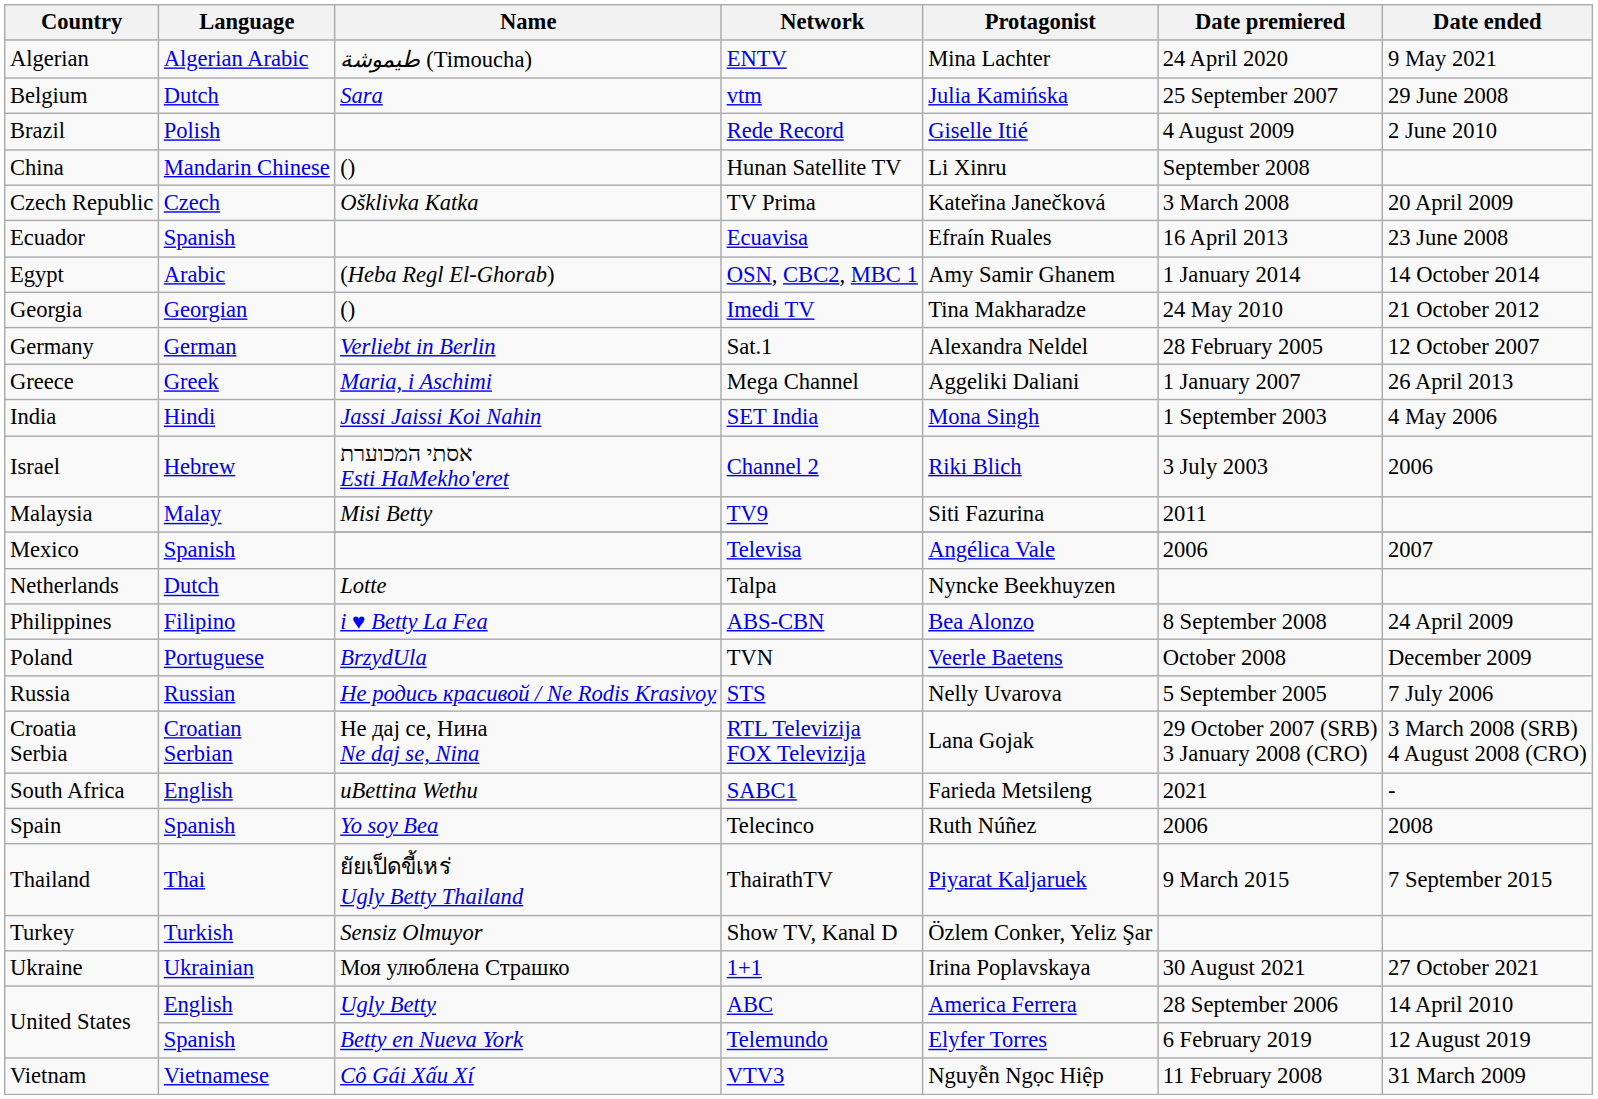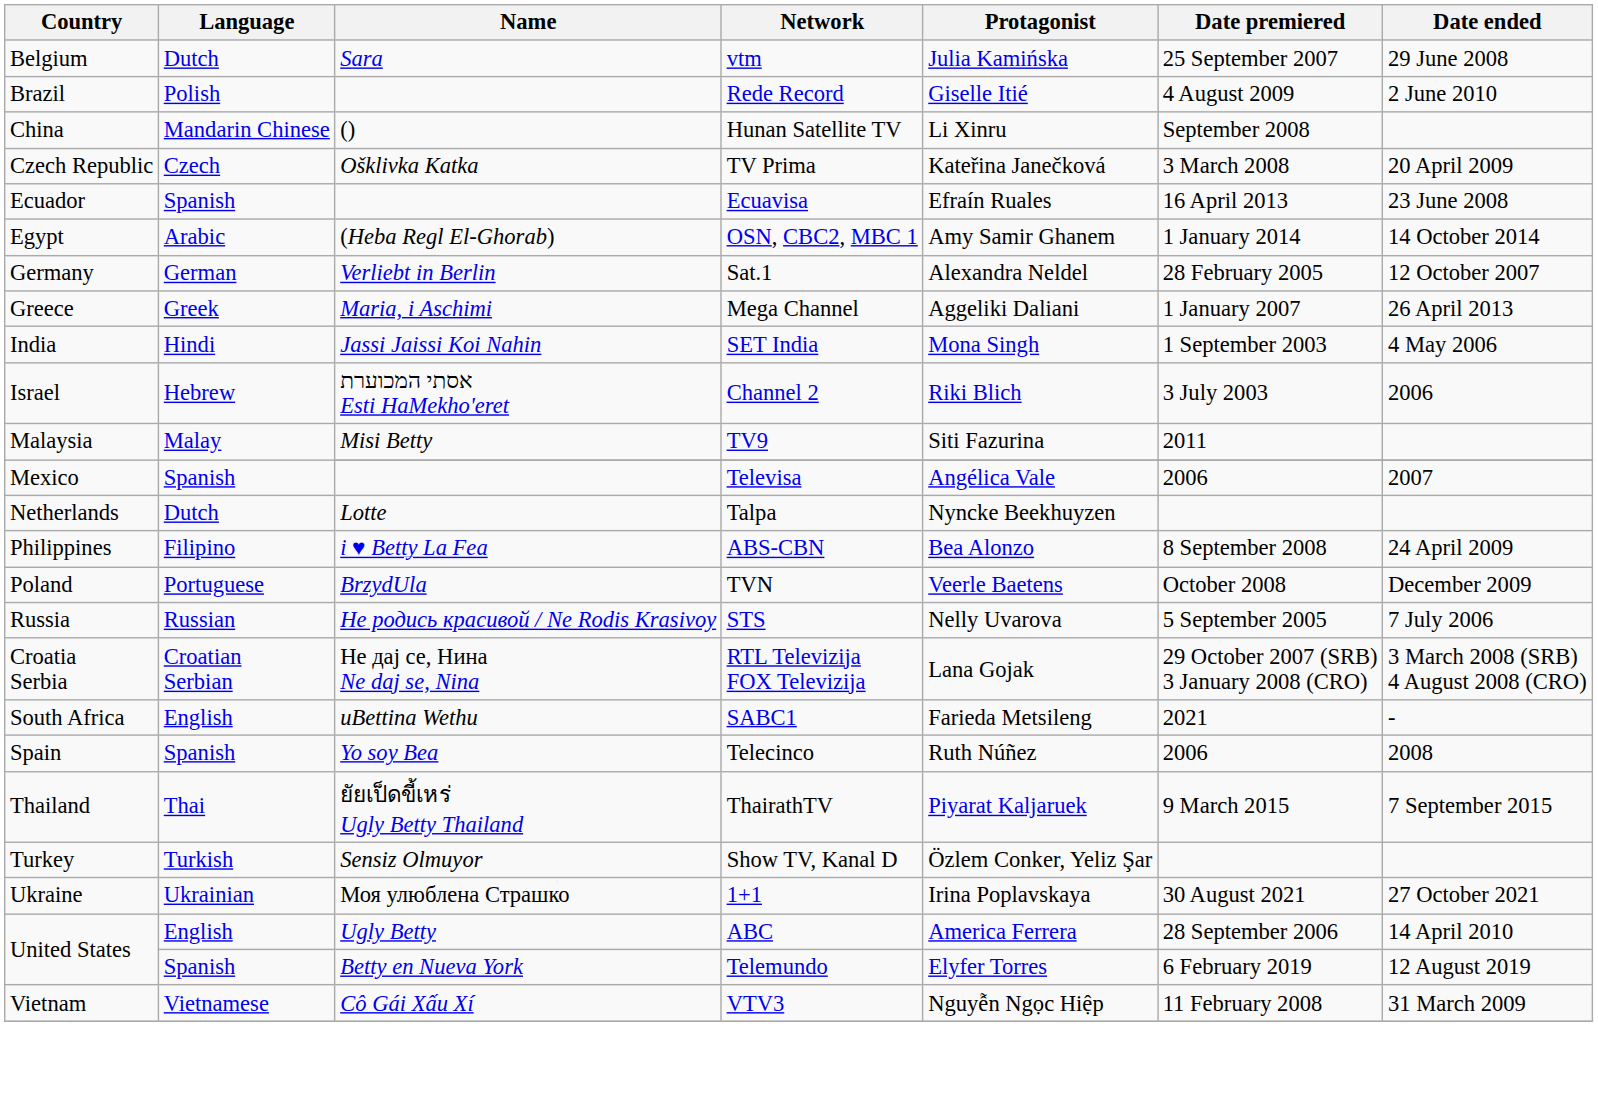- row: (49, 58)
- row: (46, 310)
